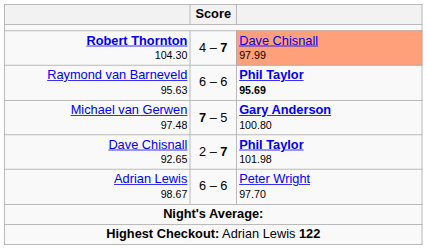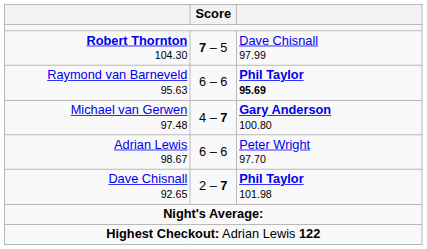(213, 48) 4 – 7 -> (213, 48) 7 – 5
(279, 48) lightsalmon background -> (279, 48) no background
(213, 117) 7 – 5 -> (213, 117) 4 – 7
rows swapped: (151, 186) <-> (148, 152)
